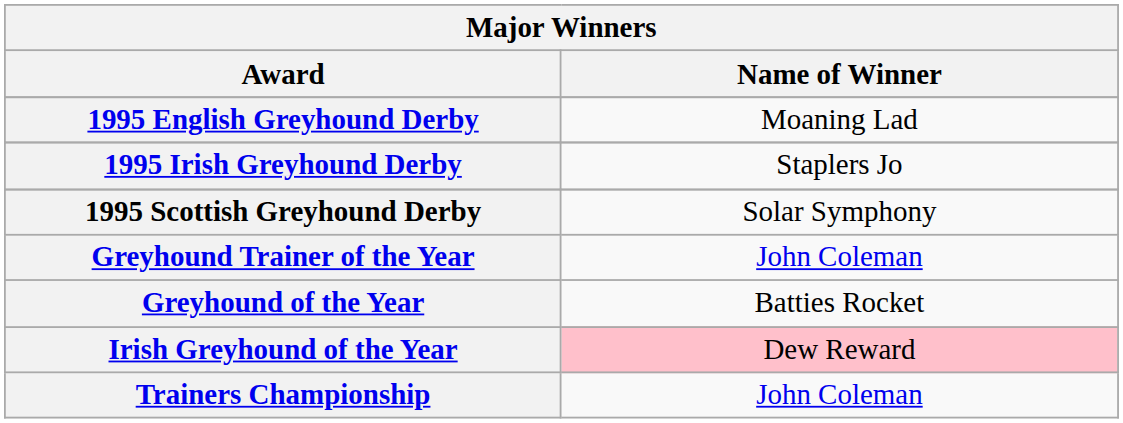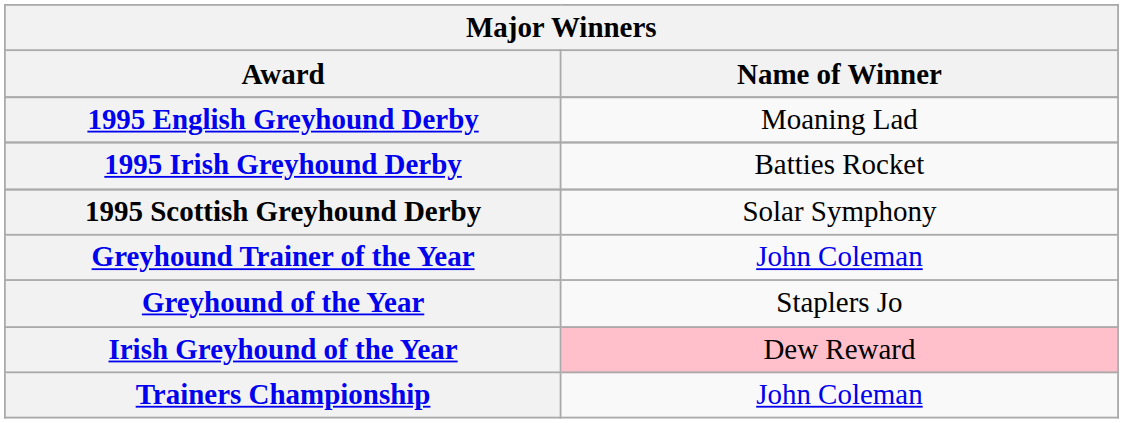(839, 165) Staplers Jo -> (839, 165) Batties Rocket
(839, 303) Batties Rocket -> (839, 303) Staplers Jo
